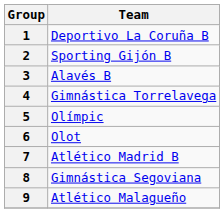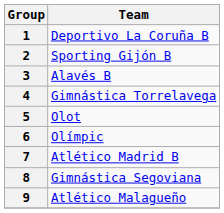(77, 116) Olímpic -> (66, 116) Olot
(66, 137) Olot -> (77, 137) Olímpic
